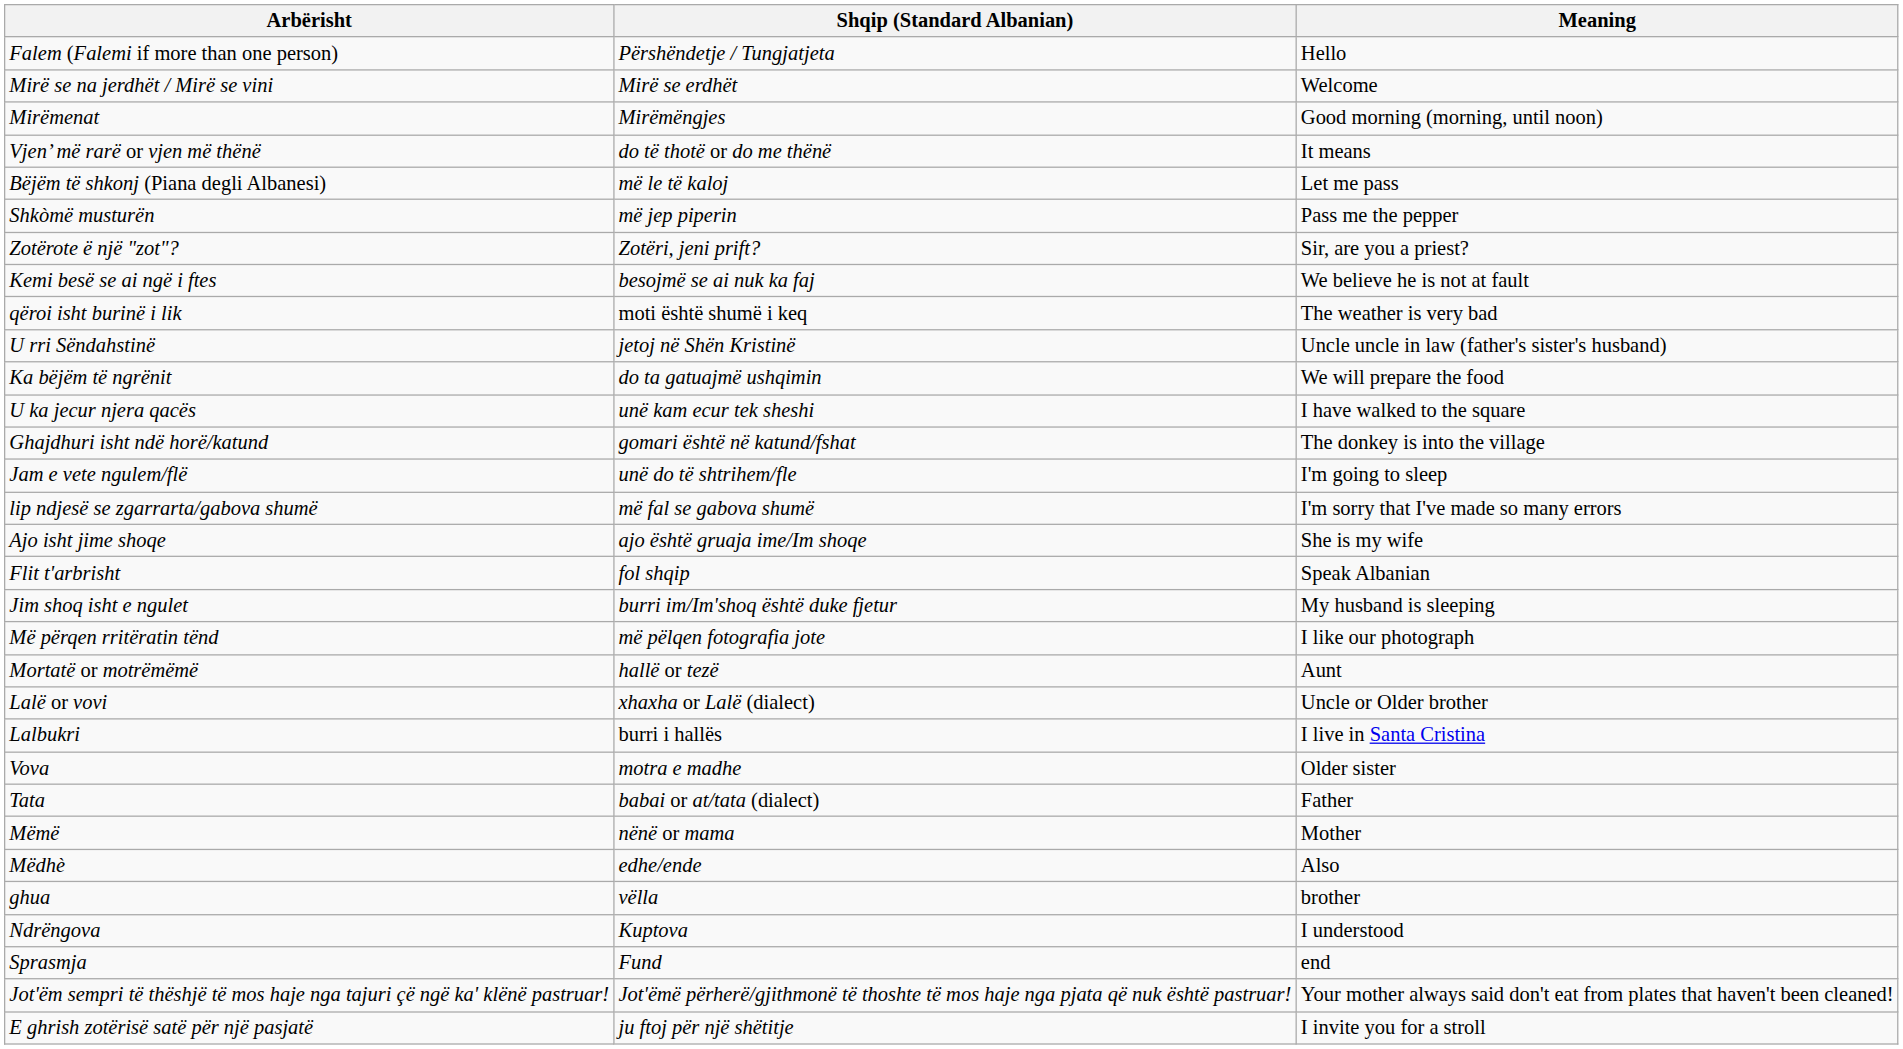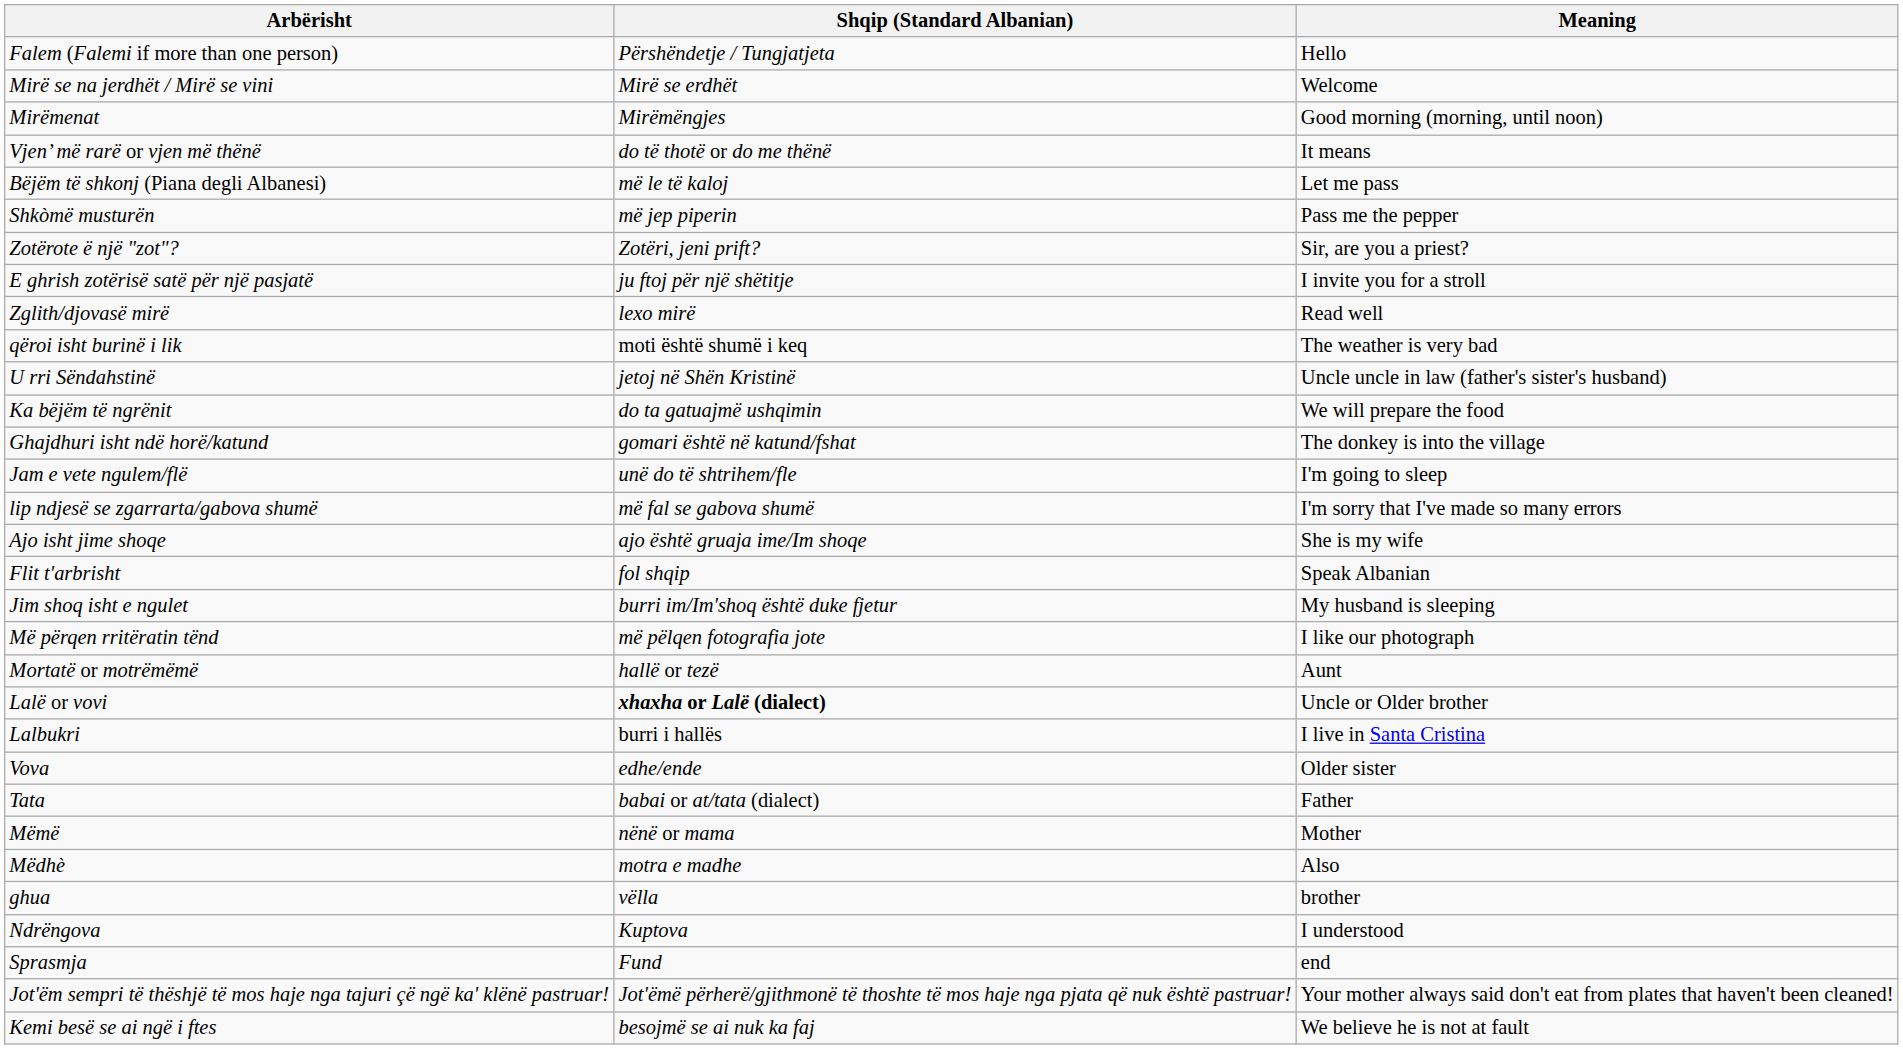rows swapped: (161, 1027) <-> (113, 280)
+ row: (89, 313)
- row: (103, 410)
(717, 702) normal -> (722, 702) bold
(680, 767) motra e madhe -> (660, 767) edhe/ende
(660, 865) edhe/ende -> (680, 865) motra e madhe
